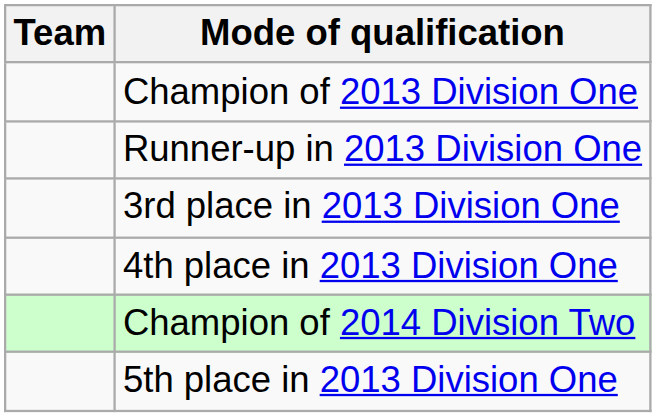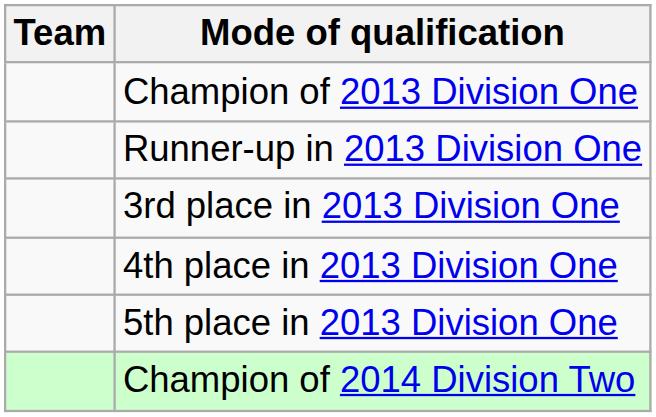rows swapped: (370, 380) <-> (379, 322)
